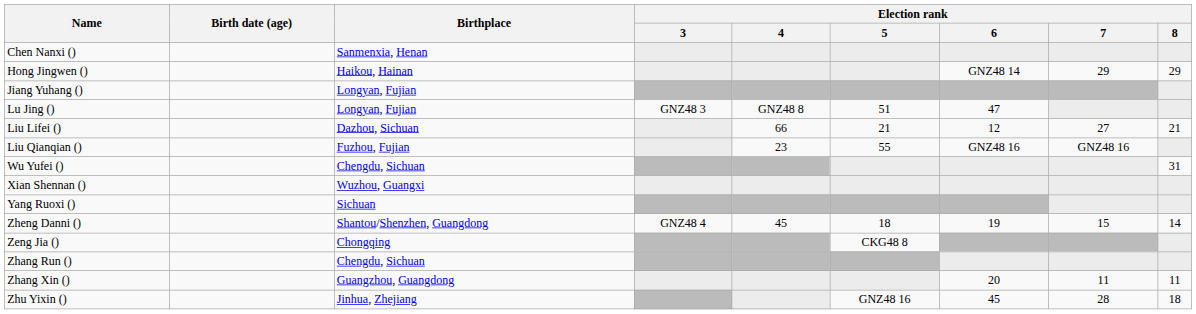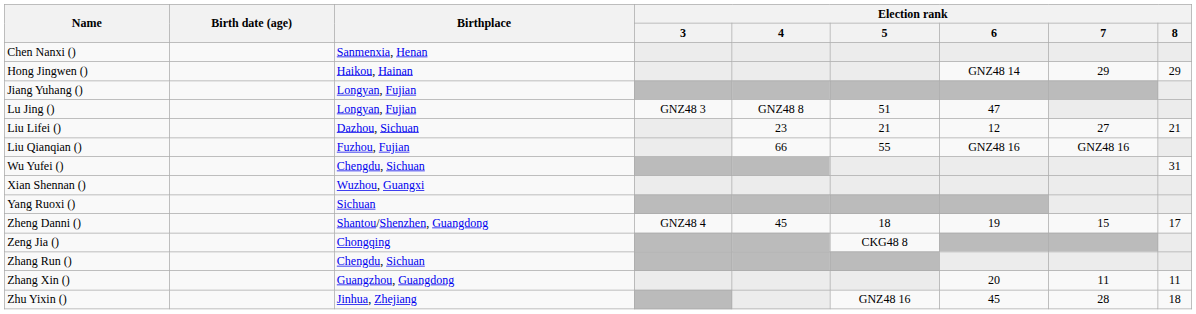(781, 128) 66 -> (781, 128) 23
(781, 147) 23 -> (781, 147) 66
(1175, 223) 14 -> (1175, 223) 17
